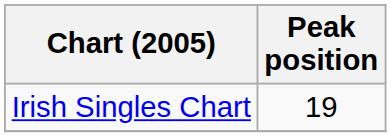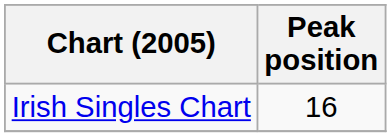(321, 107) 19 -> (321, 107) 16
